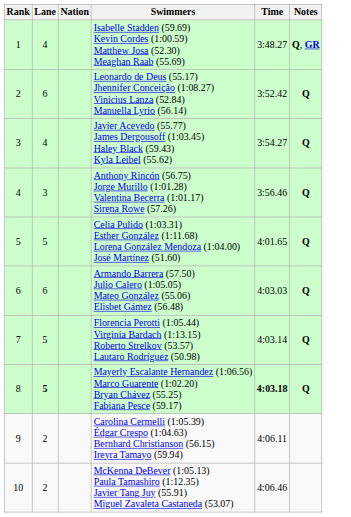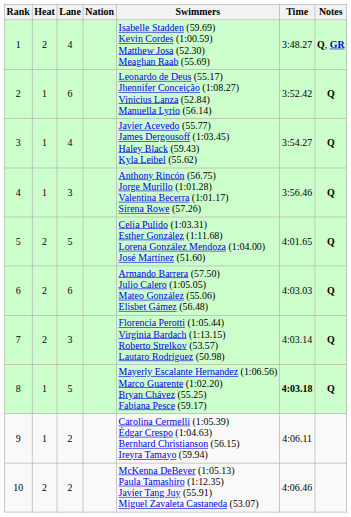+ column: (45, 12)
(45, 340) 5 -> (70, 340) 3
(45, 389) bold -> (70, 389) normal
